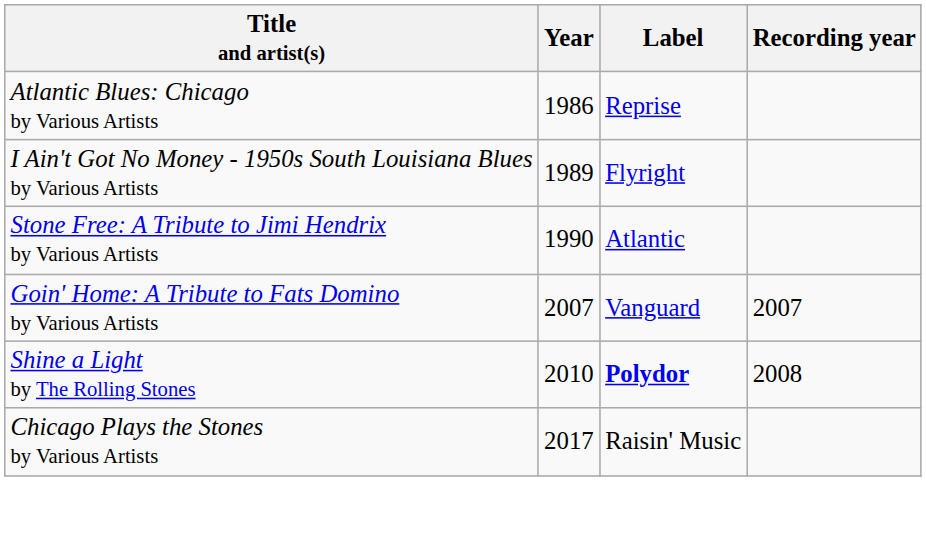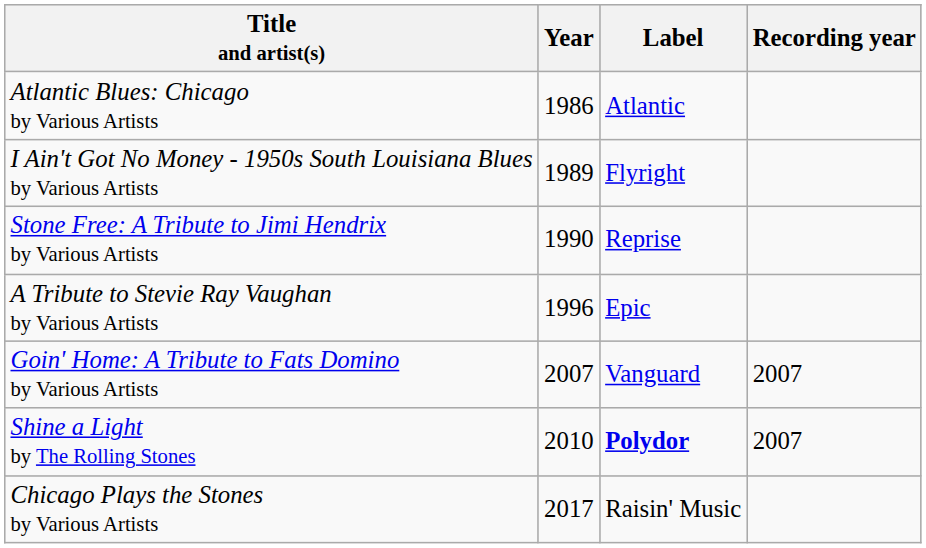(643, 105) Reprise -> (645, 105) Atlantic
(645, 239) Atlantic -> (643, 239) Reprise
+ row: (171, 307)
(777, 374) 2008 -> (777, 441) 2007
